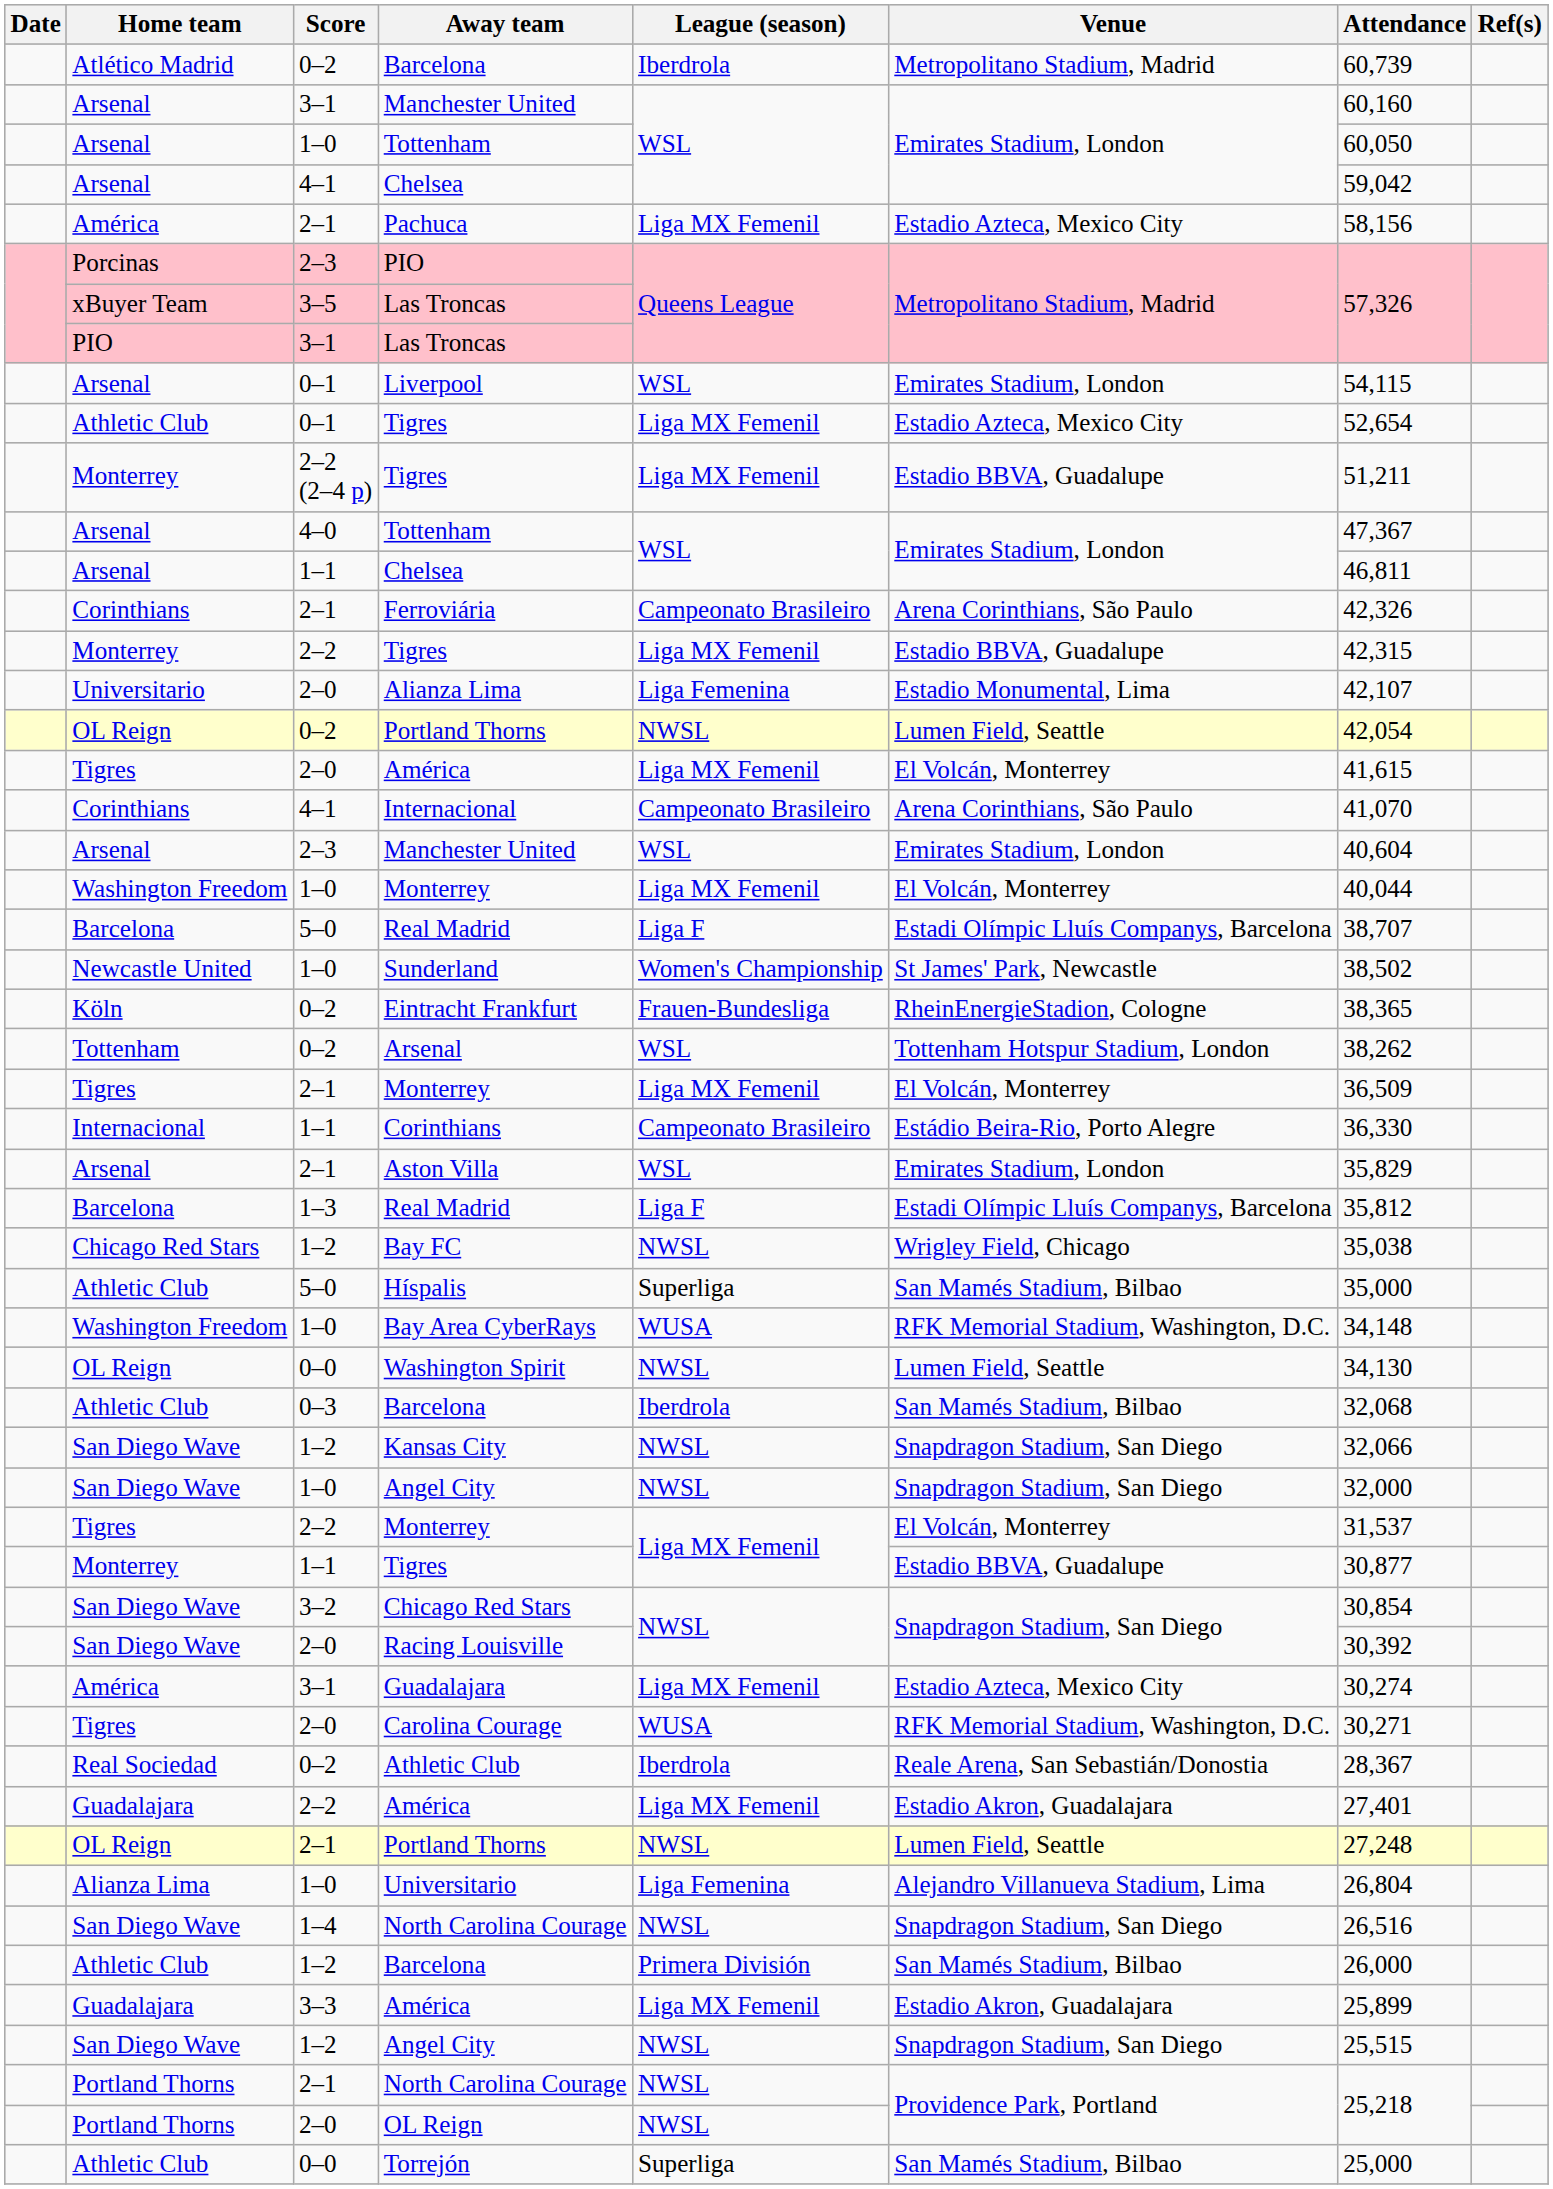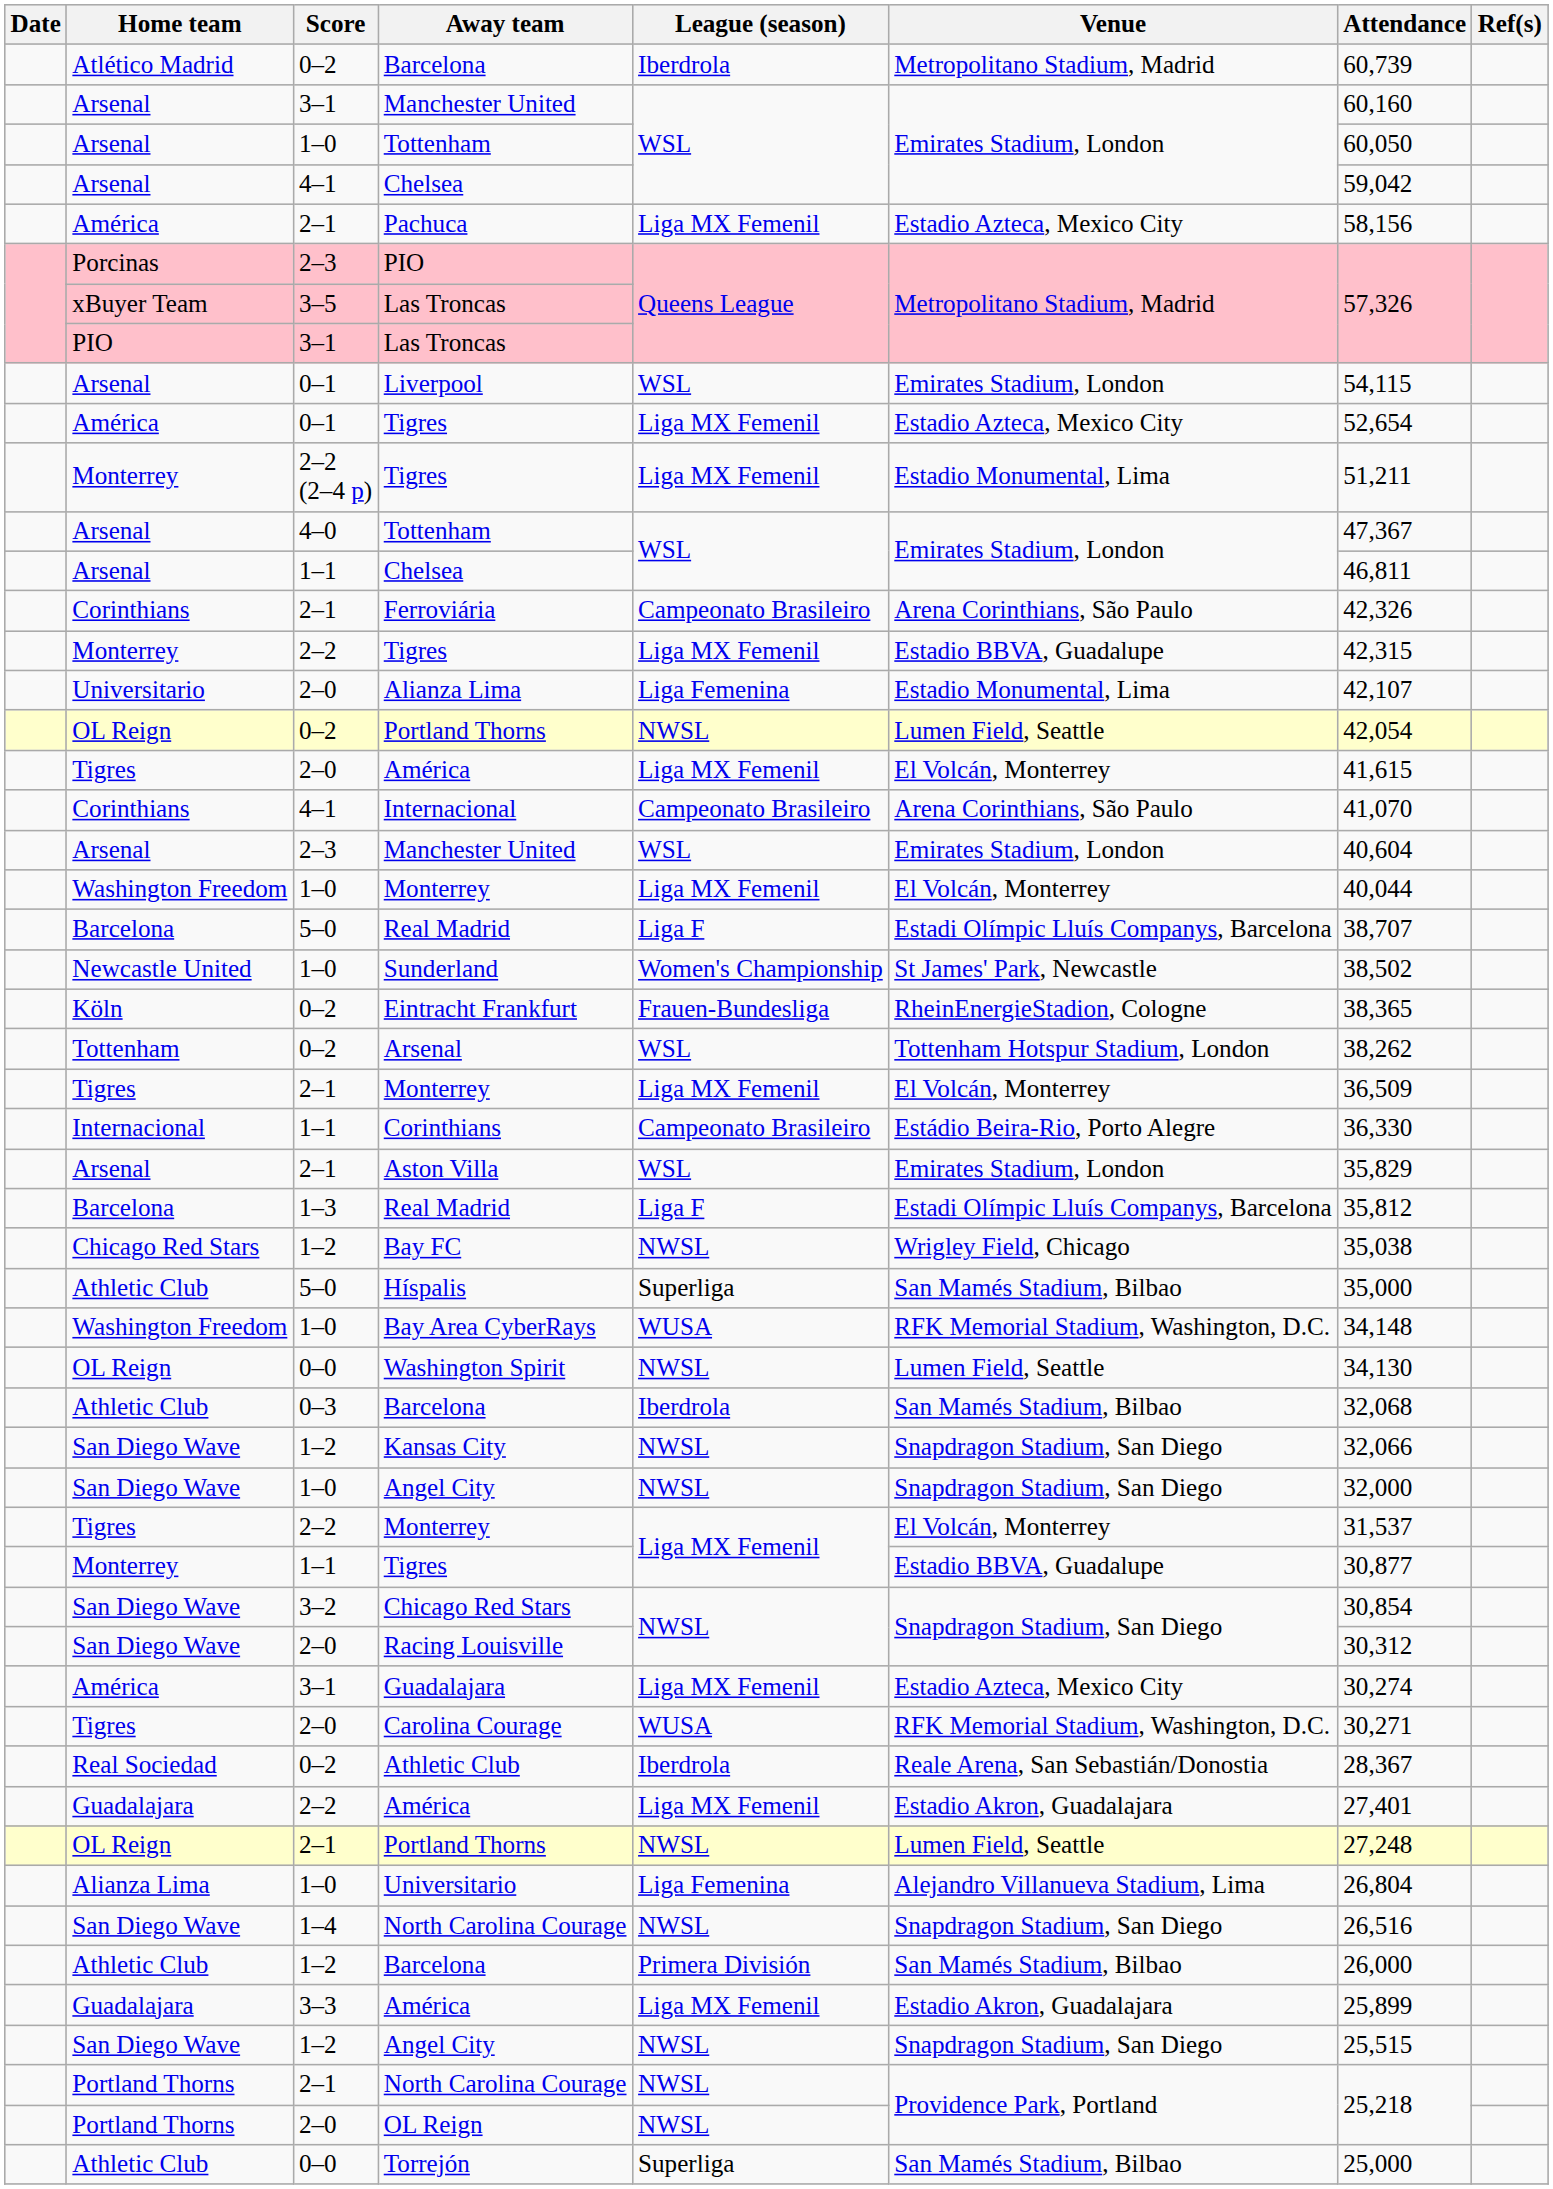(140, 422) Athletic Club -> (116, 422) América
(1029, 476) Estadio BBVA, Guadalupe -> (1032, 476) Estadio Monumental, Lima
(1378, 1646) 30,392 -> (1378, 1646) 30,312
